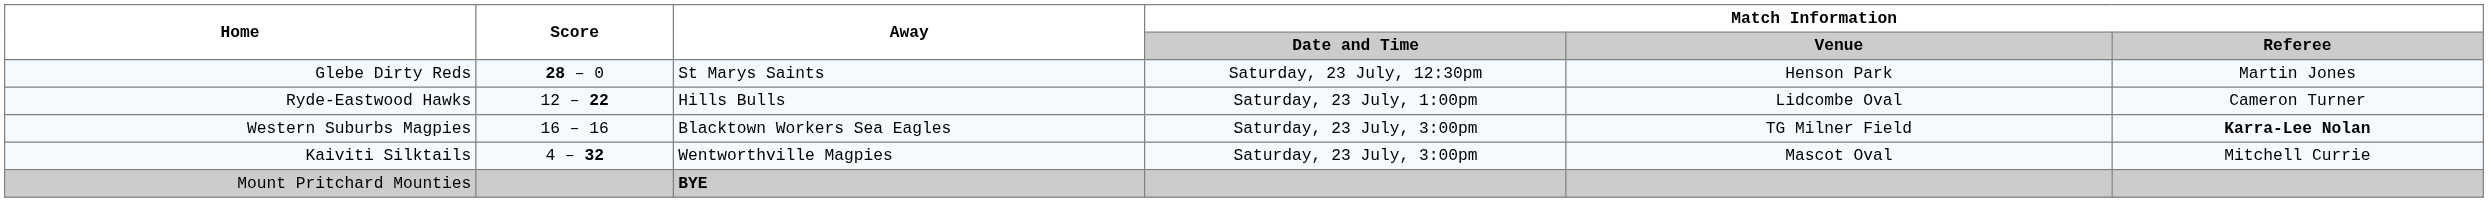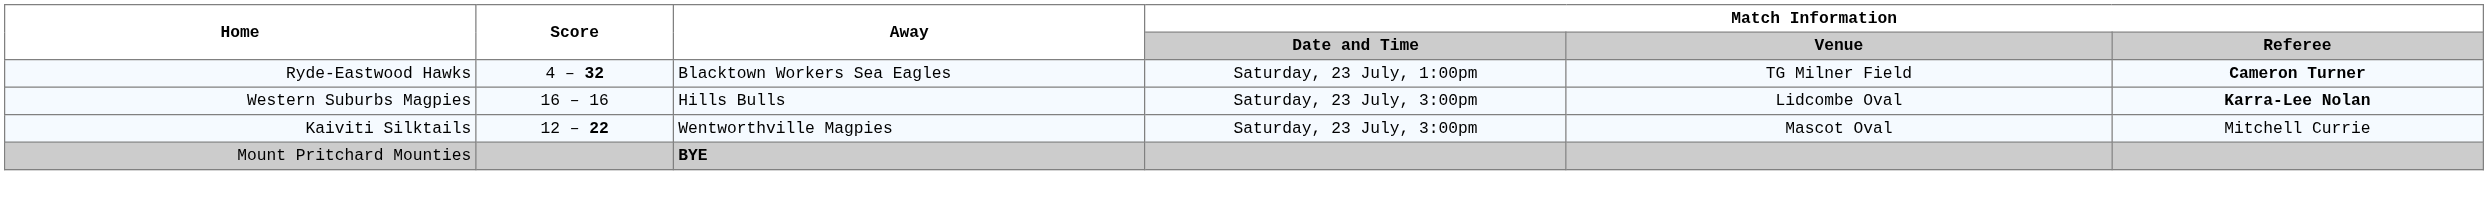- row: (393, 73)
(575, 101) 12 – 22 -> (575, 73) 4 – 32
(732, 101) Hills Bulls -> (815, 73) Blacktown Workers Sea Eagles
(1839, 101) Lidcombe Oval -> (1839, 73) TG Milner Field
(2297, 101) normal -> (2297, 73) bold
(815, 128) Blacktown Workers Sea Eagles -> (732, 101) Hills Bulls
(1839, 128) TG Milner Field -> (1839, 101) Lidcombe Oval
(575, 156) 4 – 32 -> (575, 128) 12 – 22
